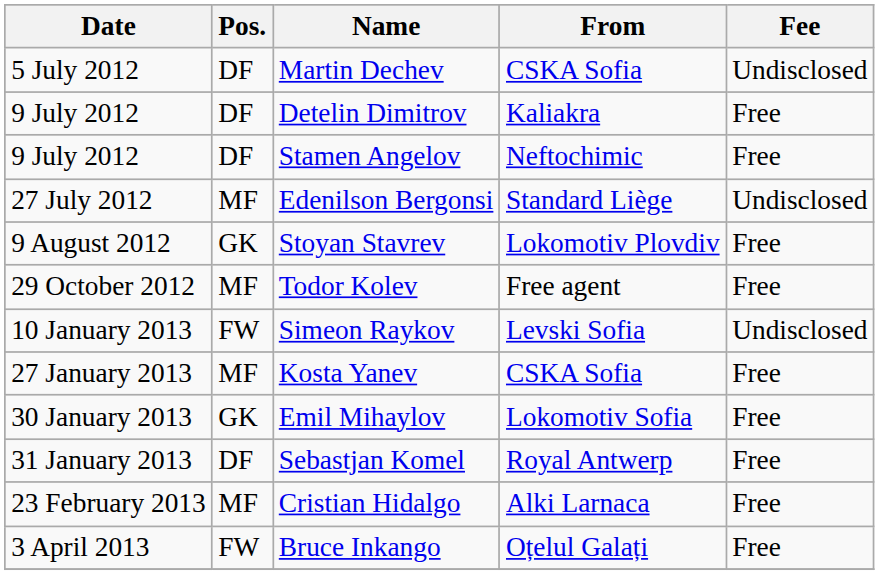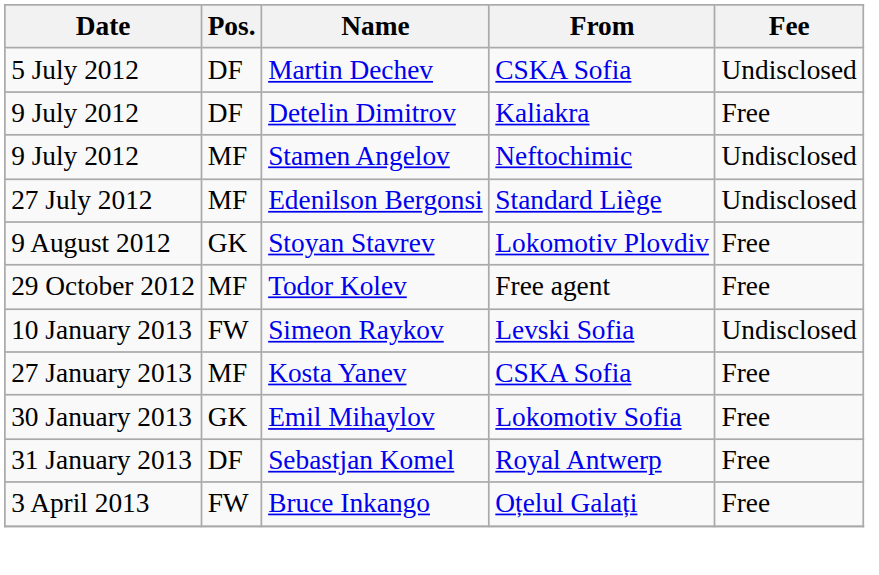(236, 156) DF -> (227, 156) MF
(757, 156) Free -> (789, 156) Undisclosed
- row: (370, 503)
